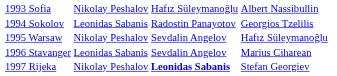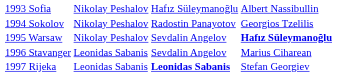(111, 23) Leonidas Sabanis -> (111, 23) Nikolay Peshalov
(284, 38) normal -> (286, 38) bold
(111, 67) Nikolay Peshalov -> (111, 67) Leonidas Sabanis
